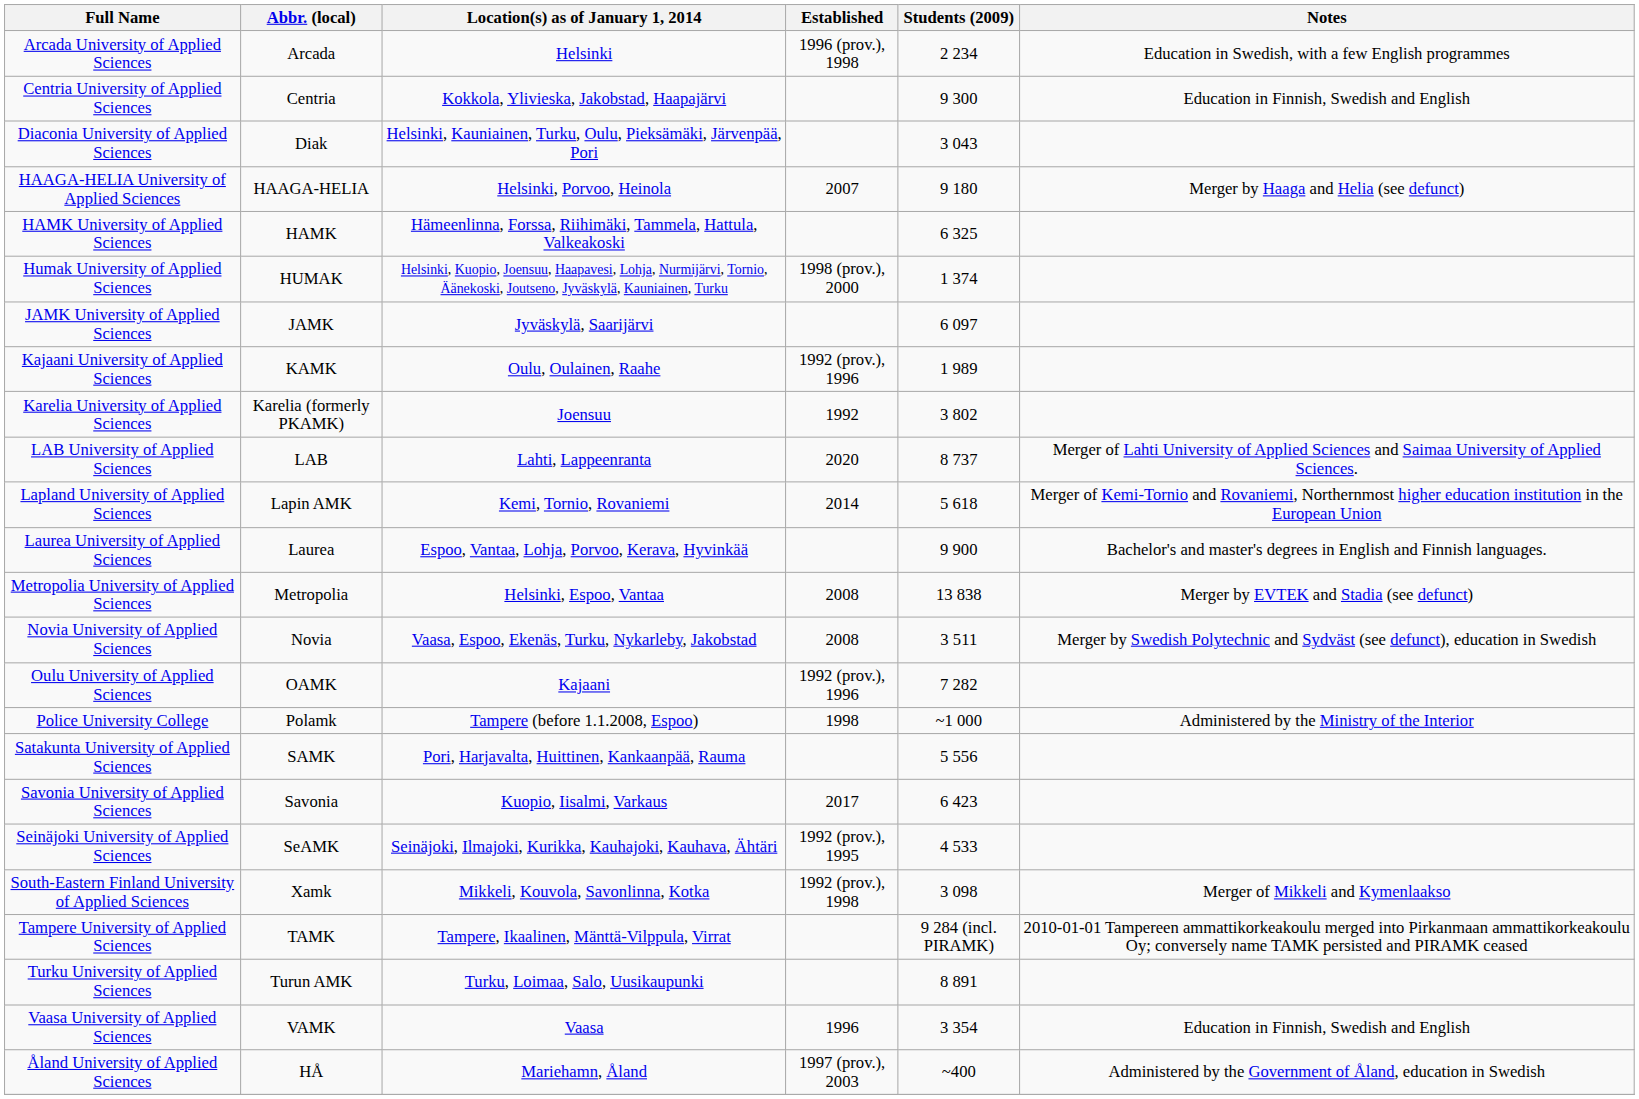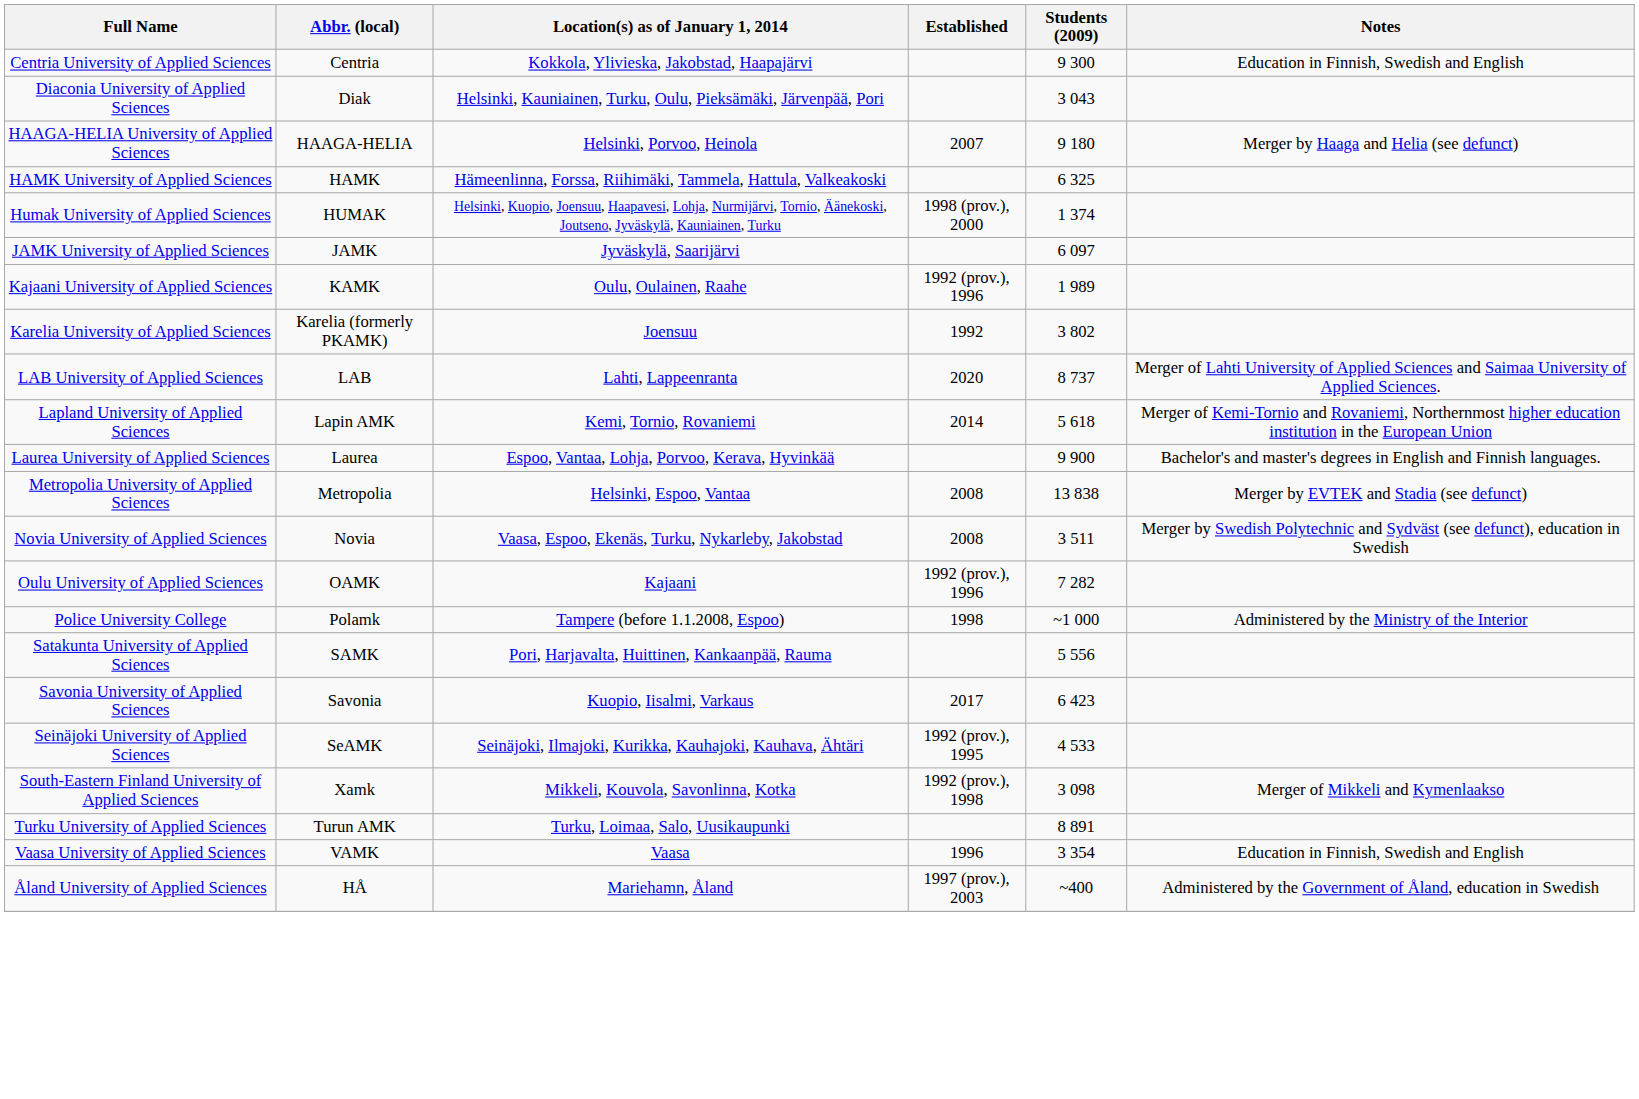- row: (122, 53)
- row: (122, 936)
